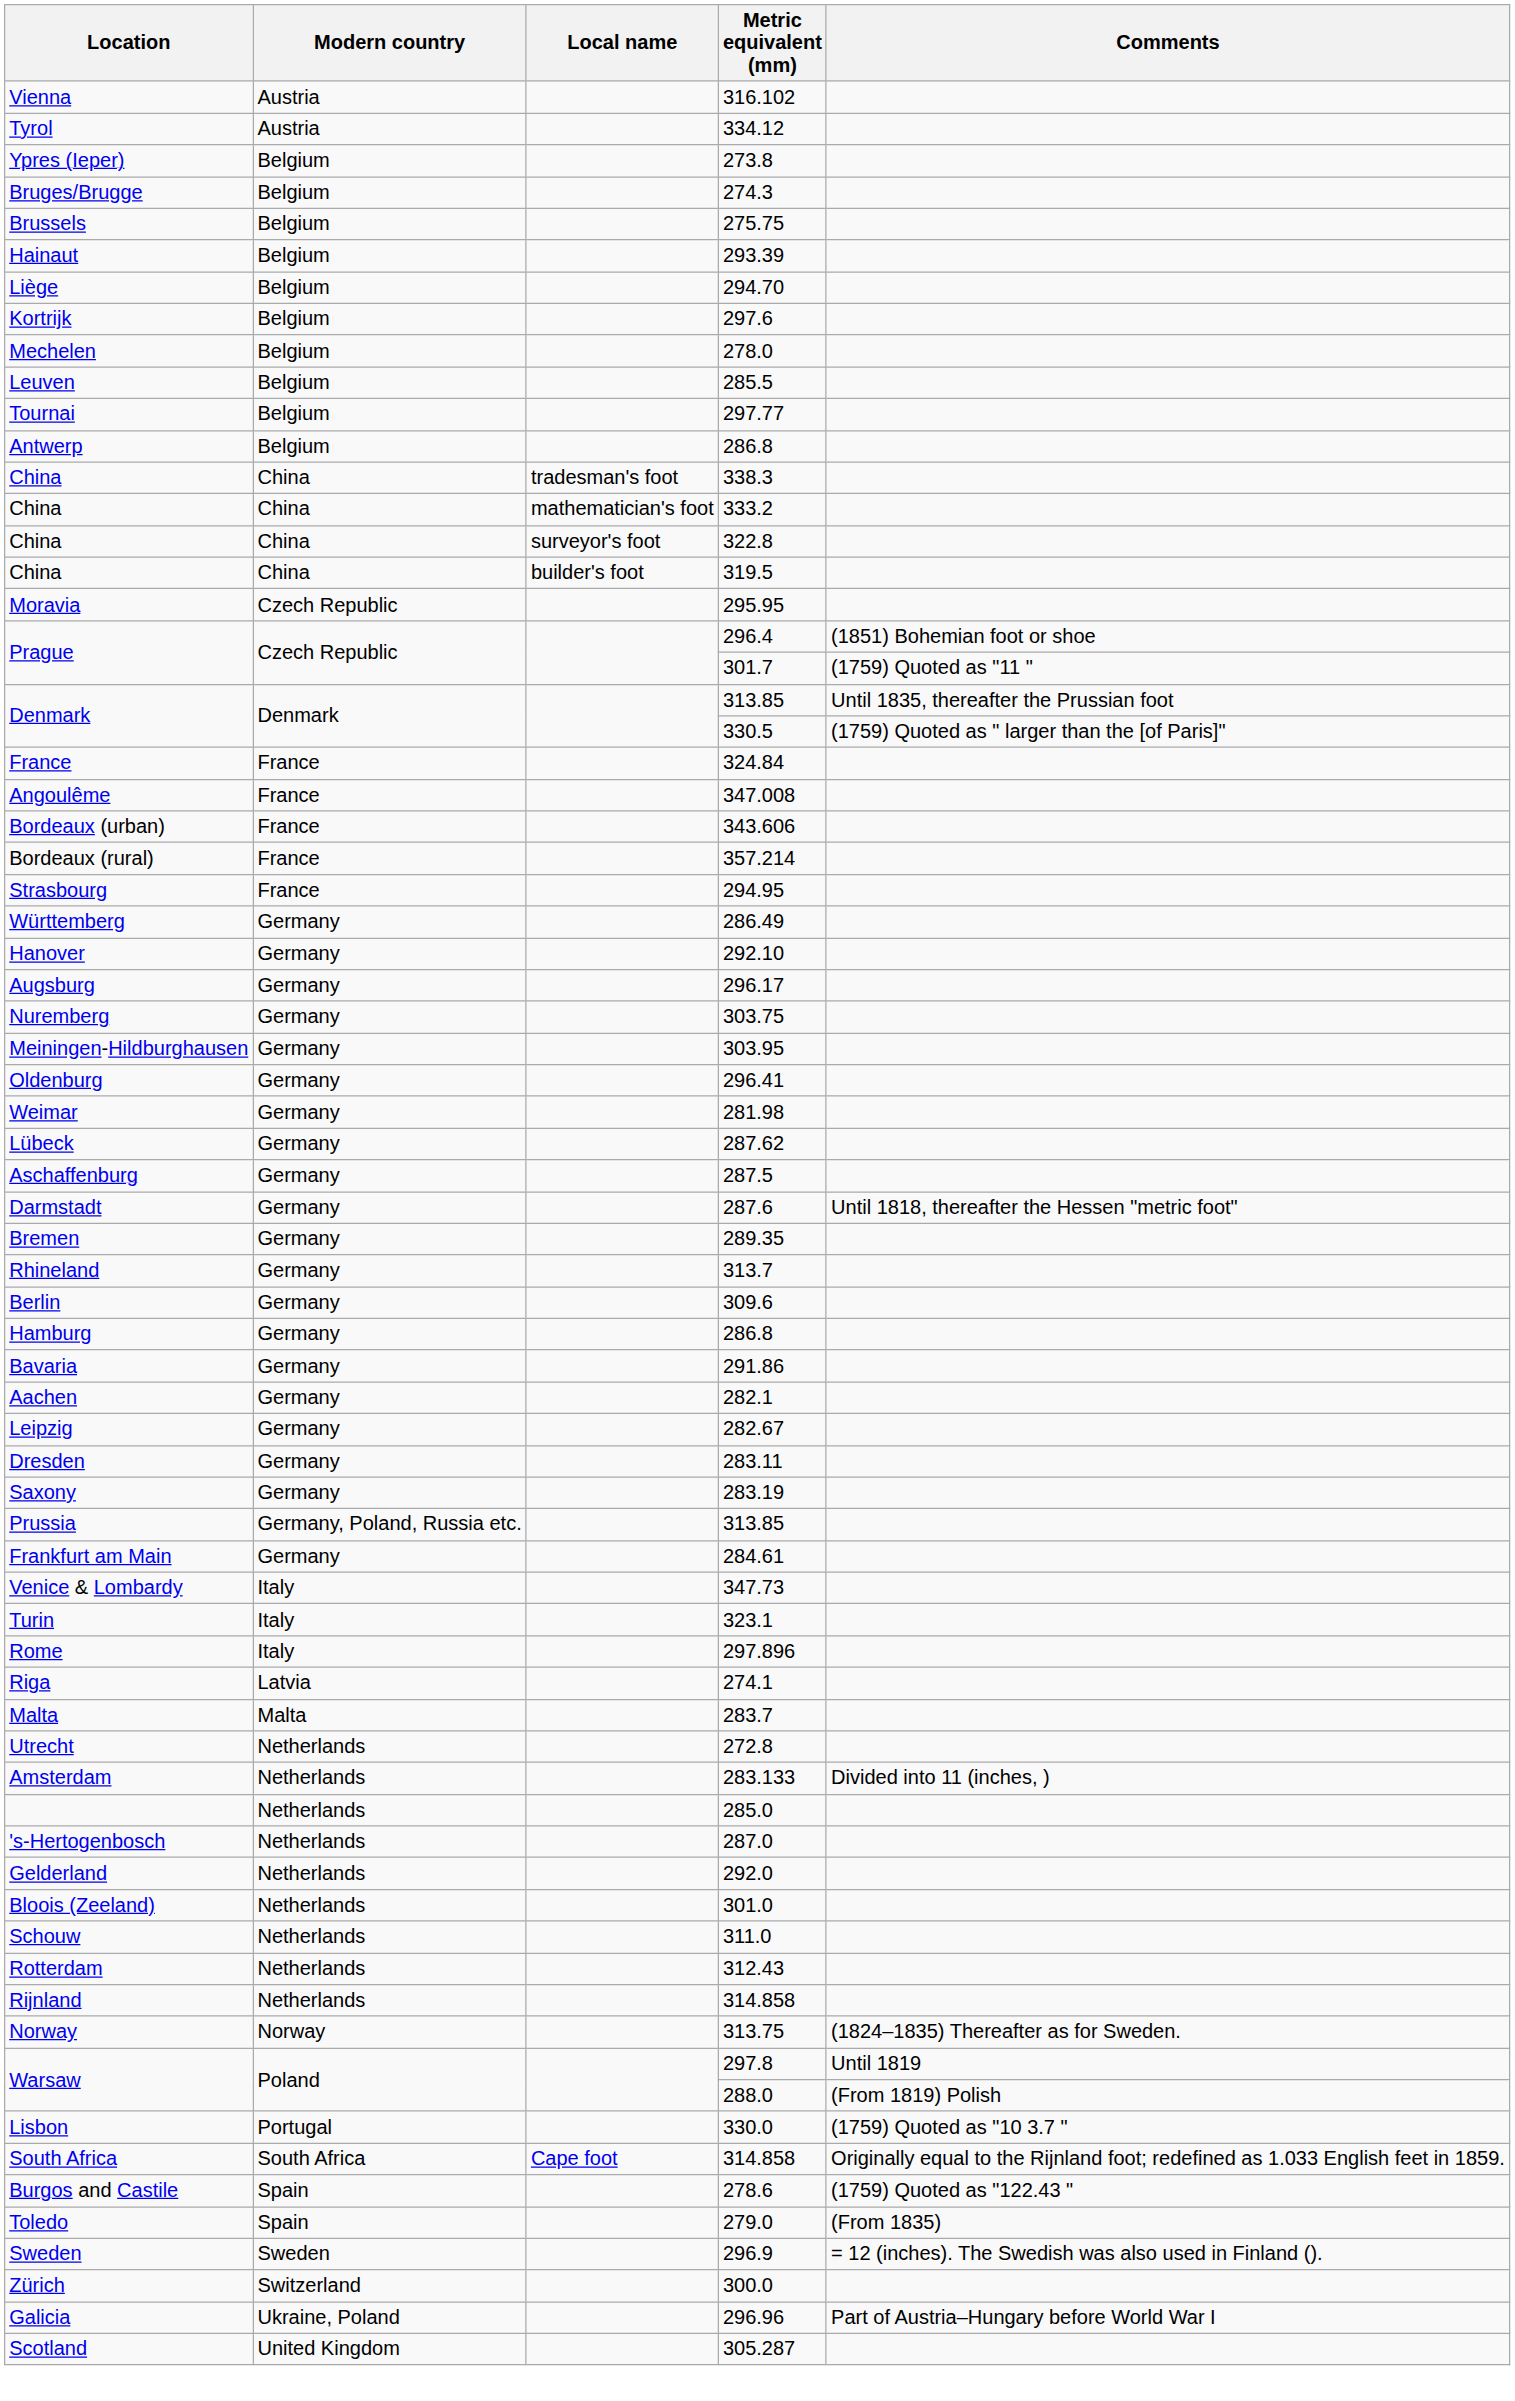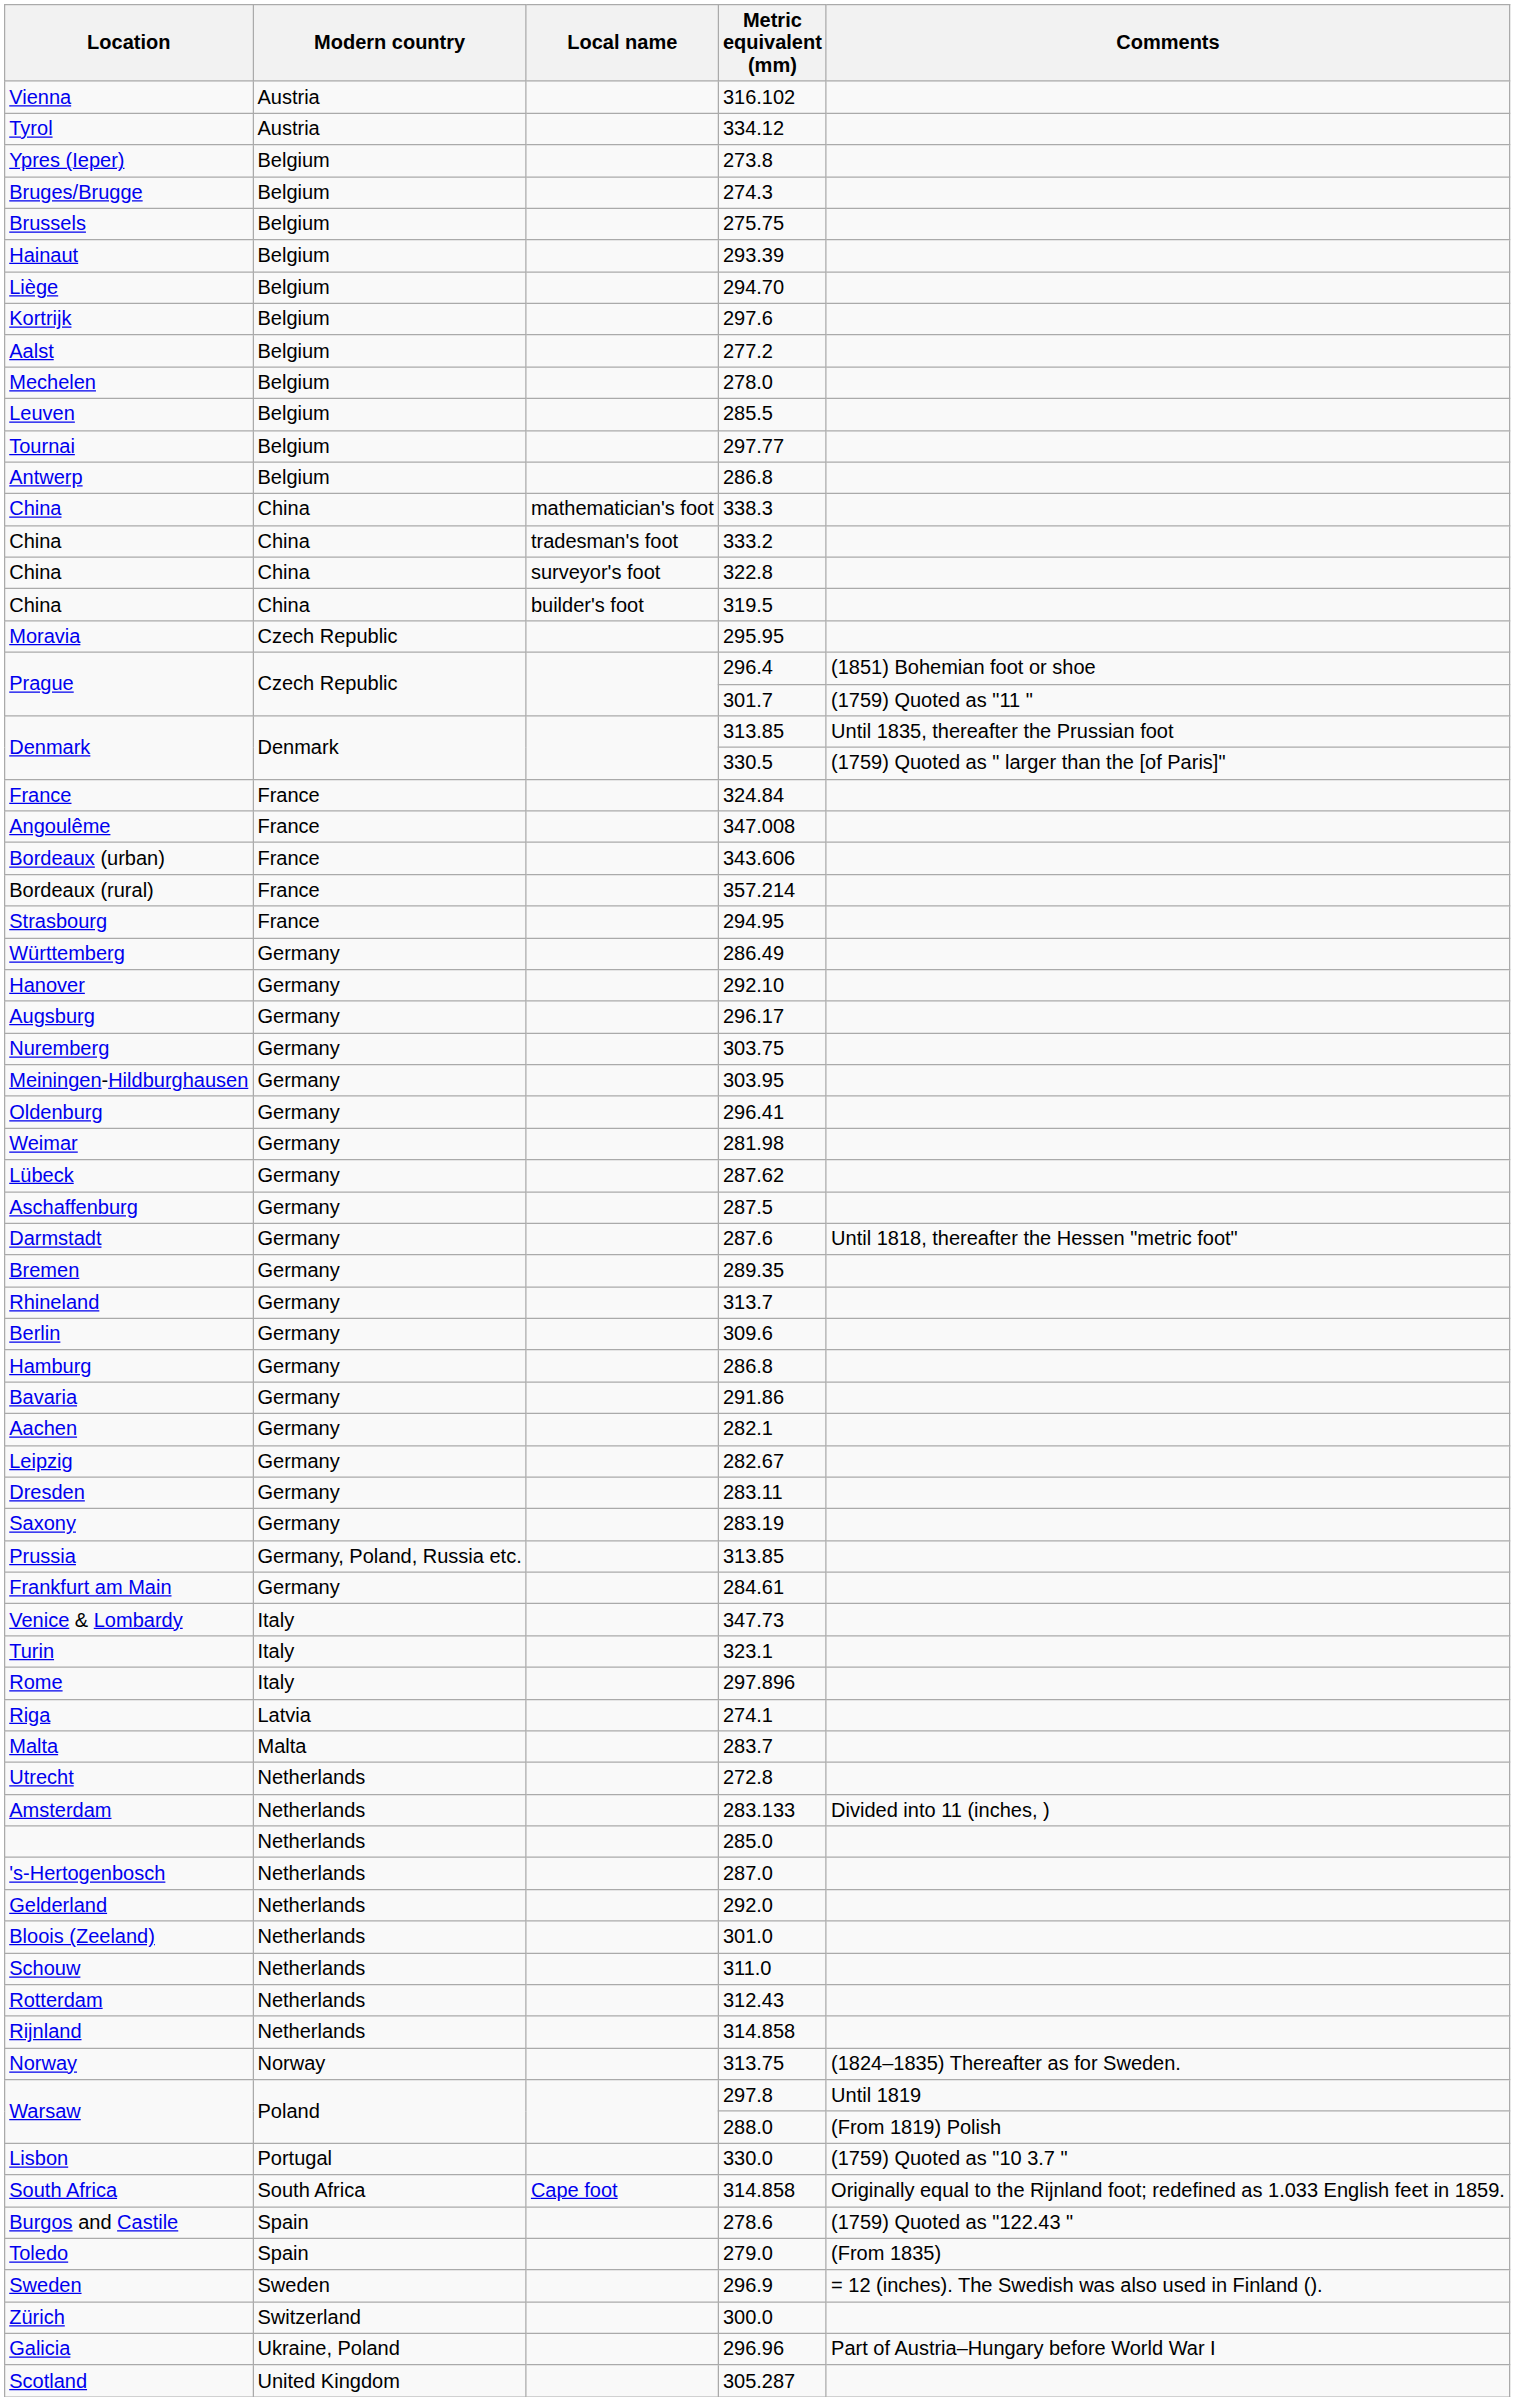+ row: (31, 350)
(605, 477) tradesman's foot -> (622, 509) mathematician's foot
(622, 509) mathematician's foot -> (605, 541) tradesman's foot
